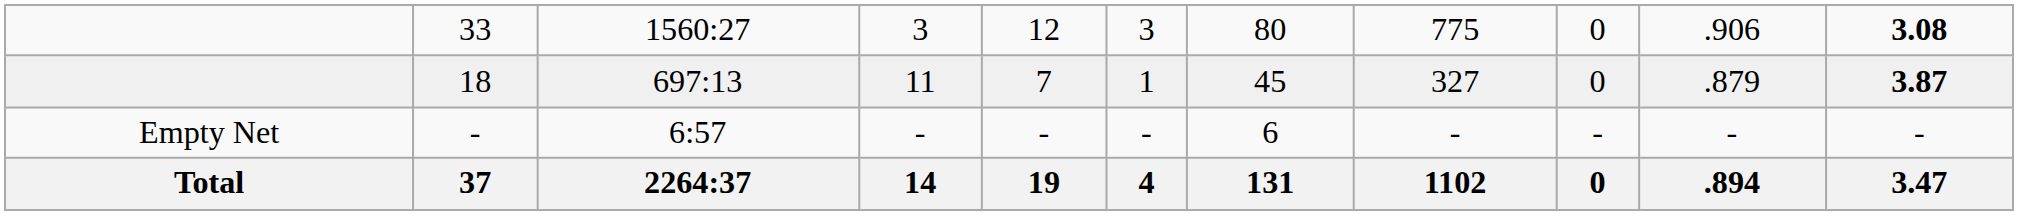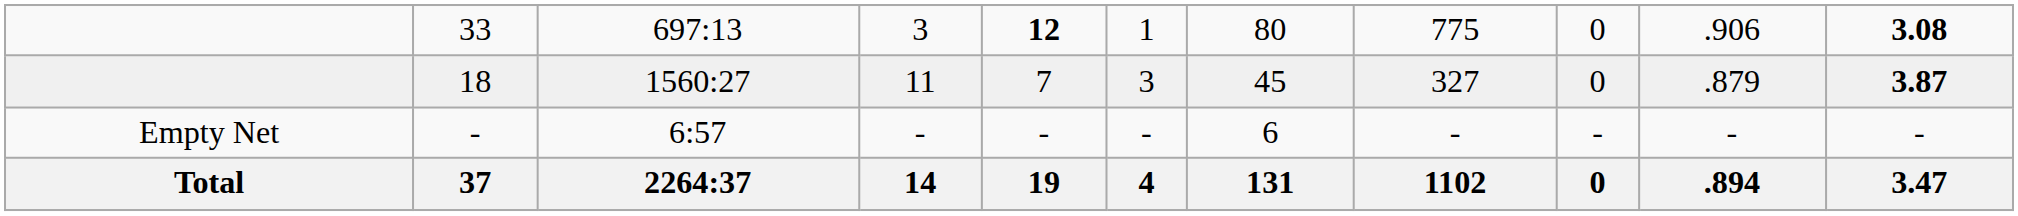(698, 30) 1560:27 -> (698, 30) 697:13
(1044, 30) normal -> (1044, 30) bold
(1146, 30) 3 -> (1146, 30) 1
(698, 81) 697:13 -> (698, 81) 1560:27
(1146, 81) 1 -> (1146, 81) 3
